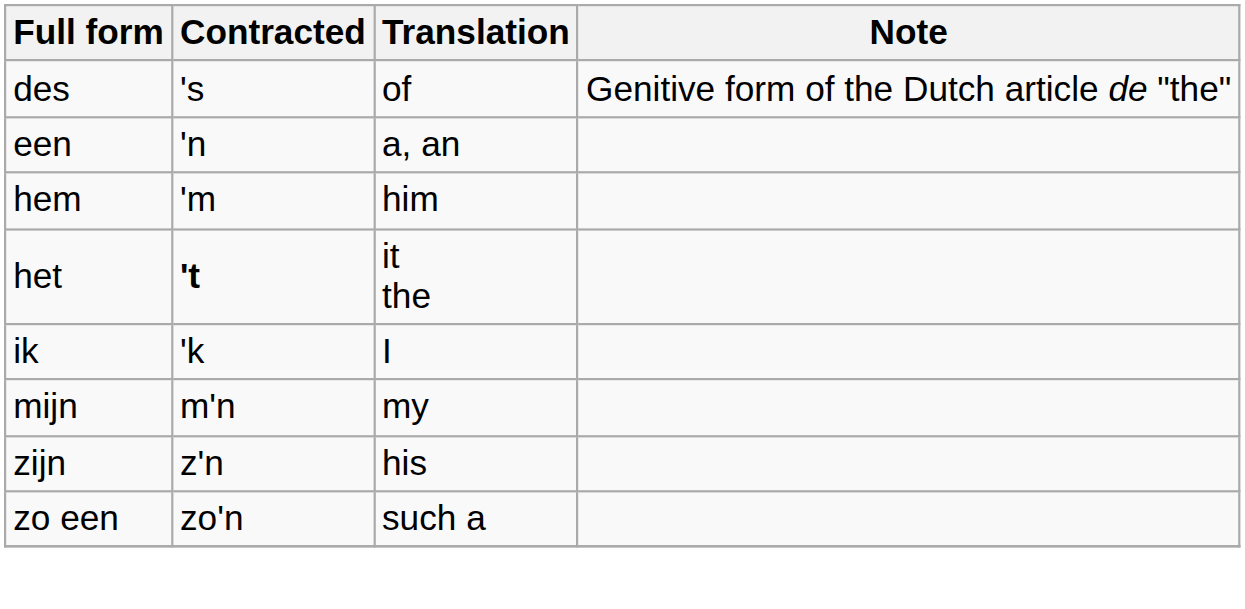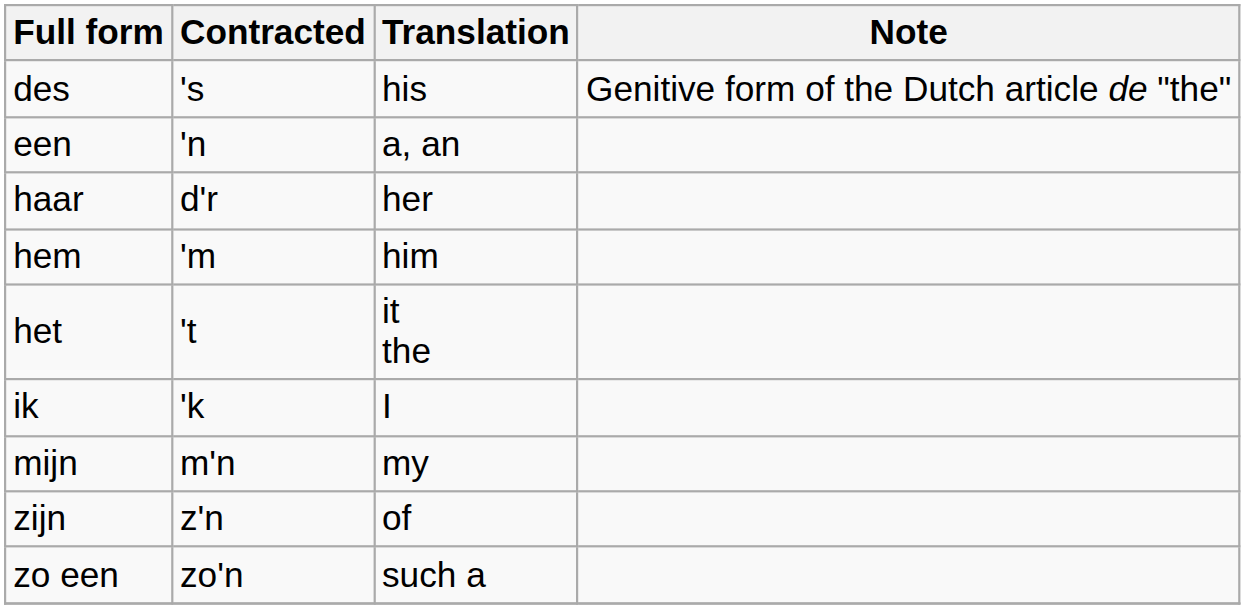(397, 88) of -> (405, 88) his
+ row: (48, 199)
(190, 275) bold -> (188, 331) normal
(405, 462) his -> (397, 518) of
